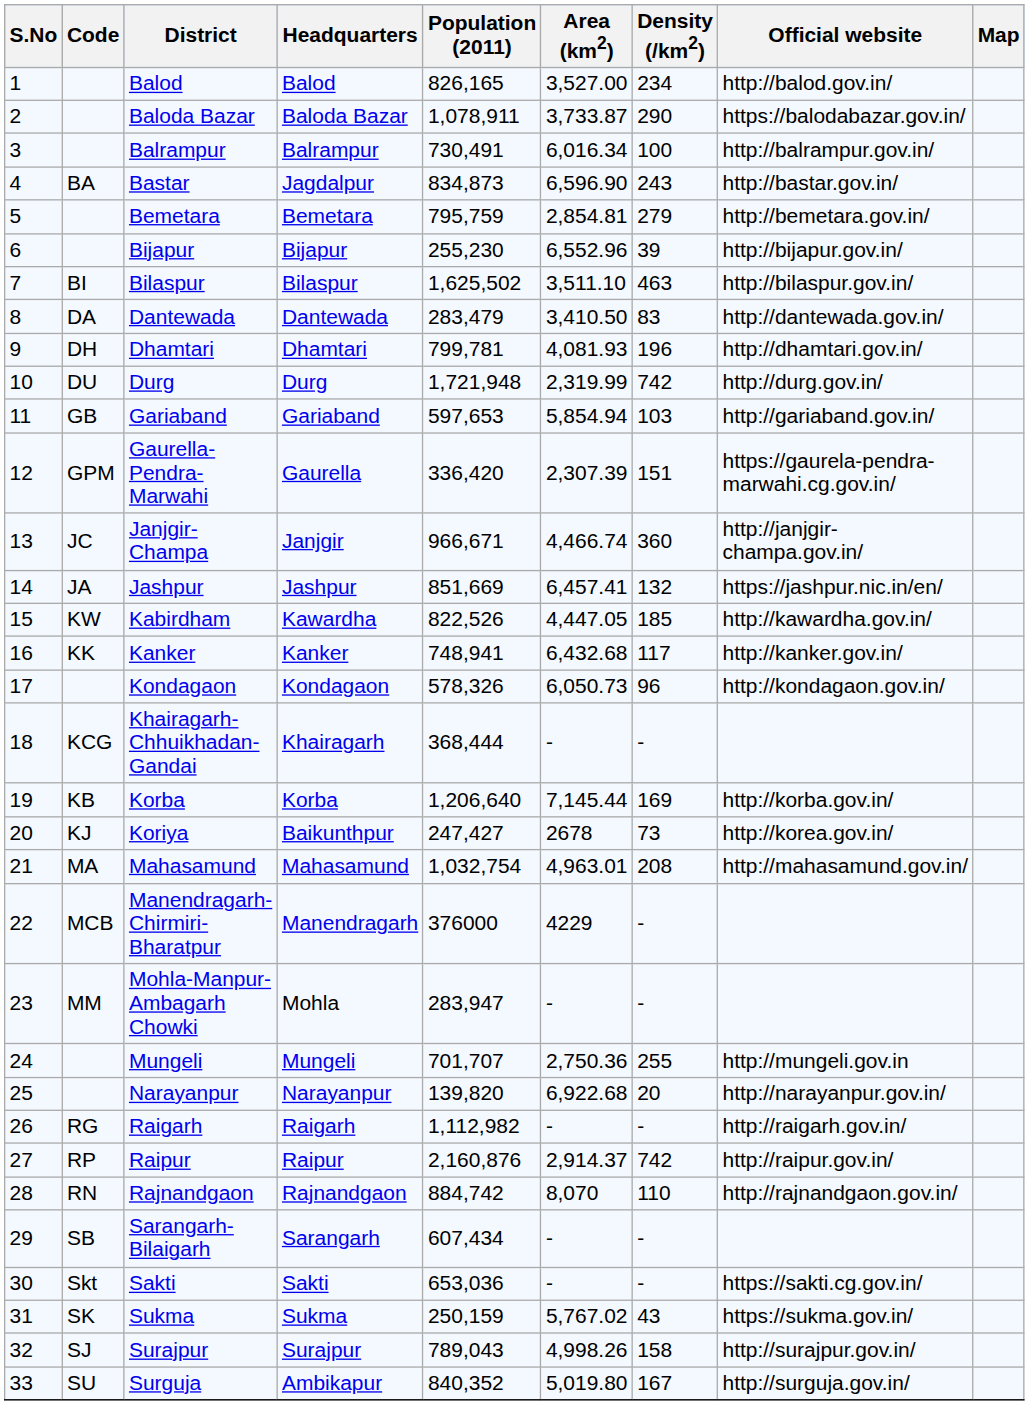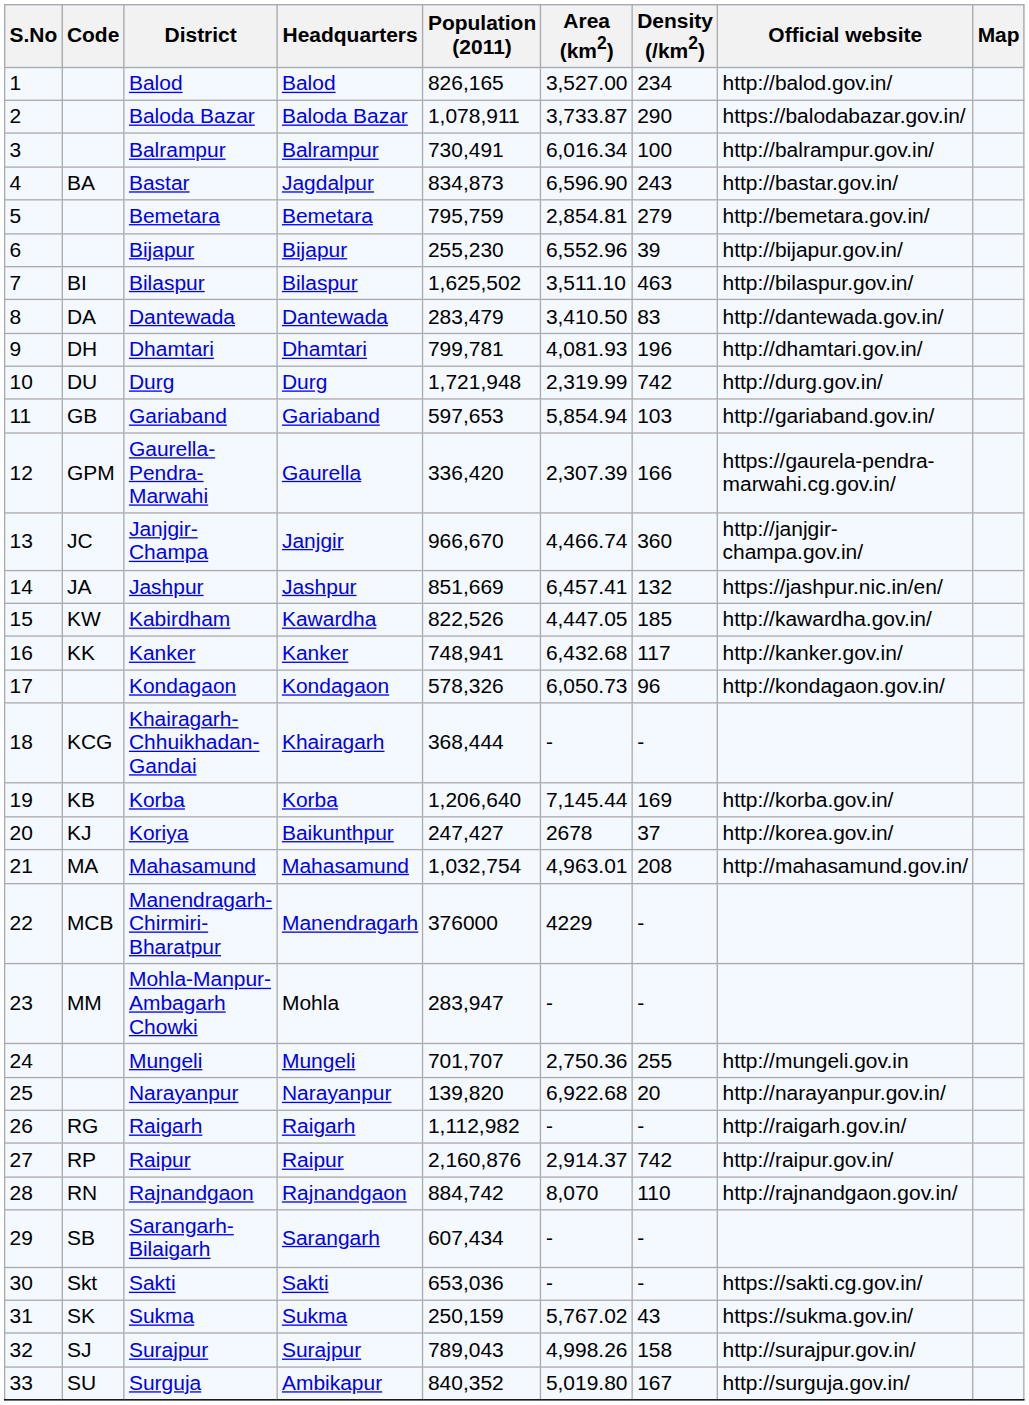(655, 472) 151 -> (655, 472) 166
(466, 541) 966,671 -> (466, 541) 966,670
(649, 833) 73 -> (649, 833) 37
